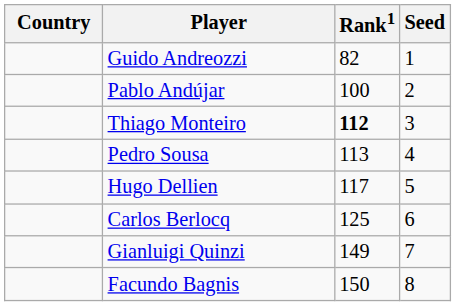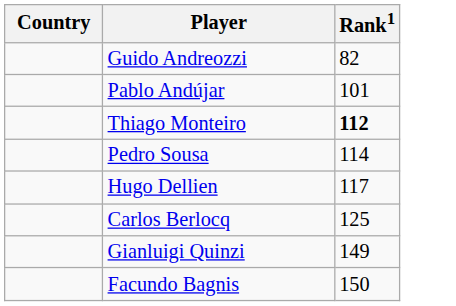- column: (425, 23)
(354, 90) 100 -> (354, 90) 101
(354, 155) 113 -> (354, 155) 114
